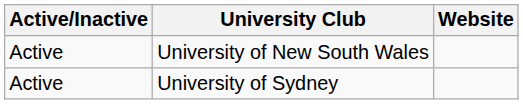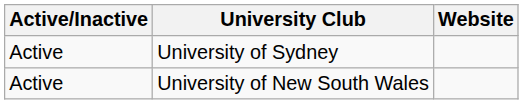rows swapped: (248, 83) <-> (293, 51)
